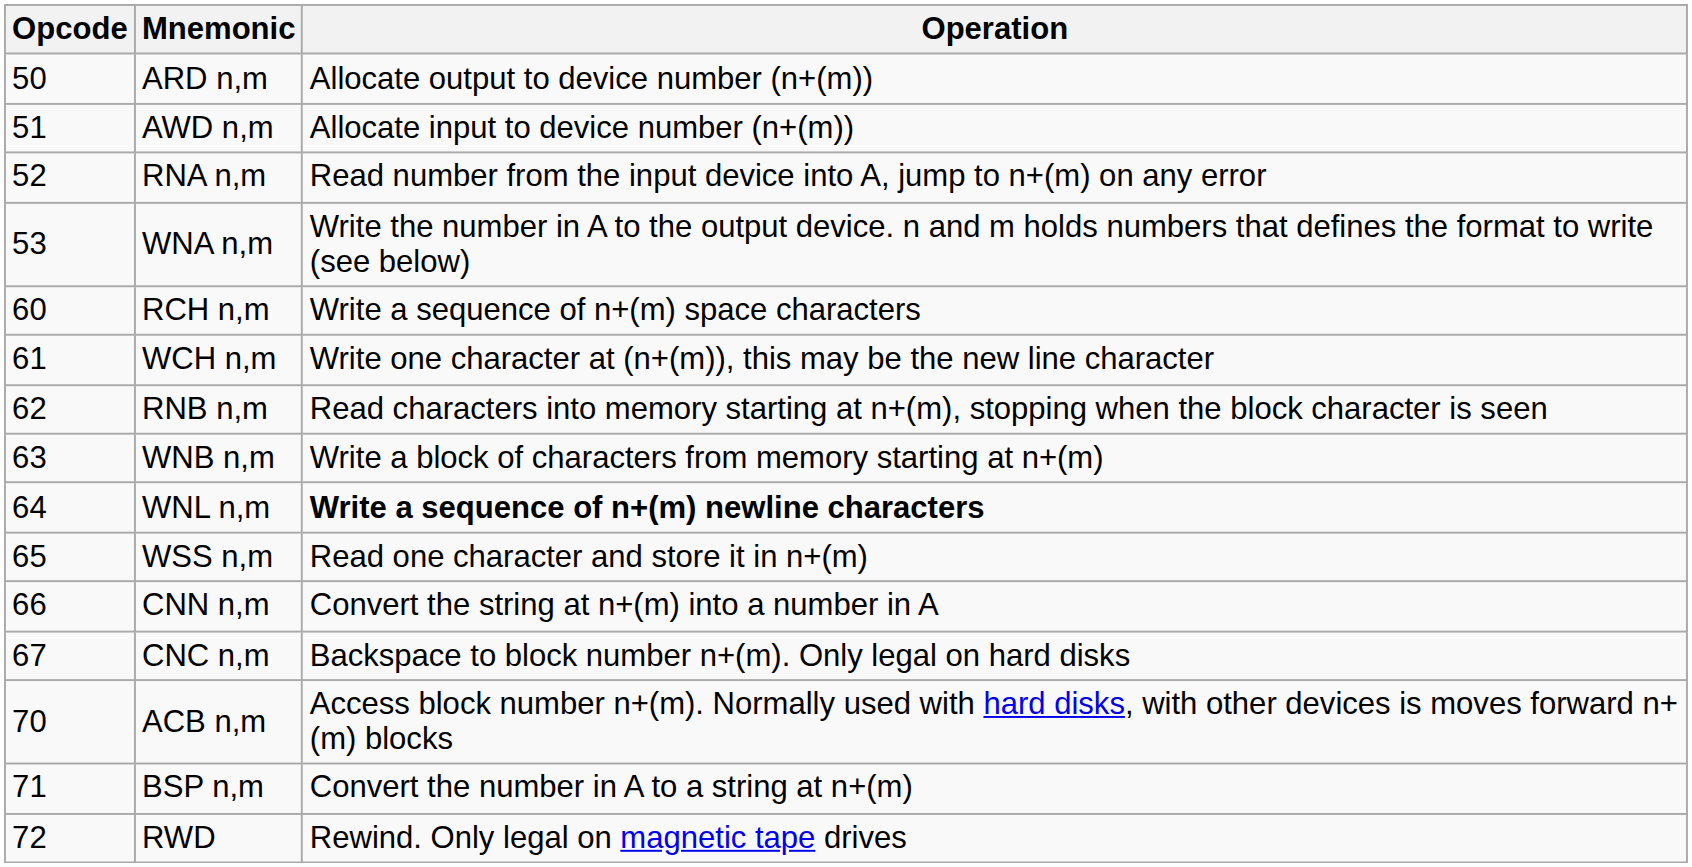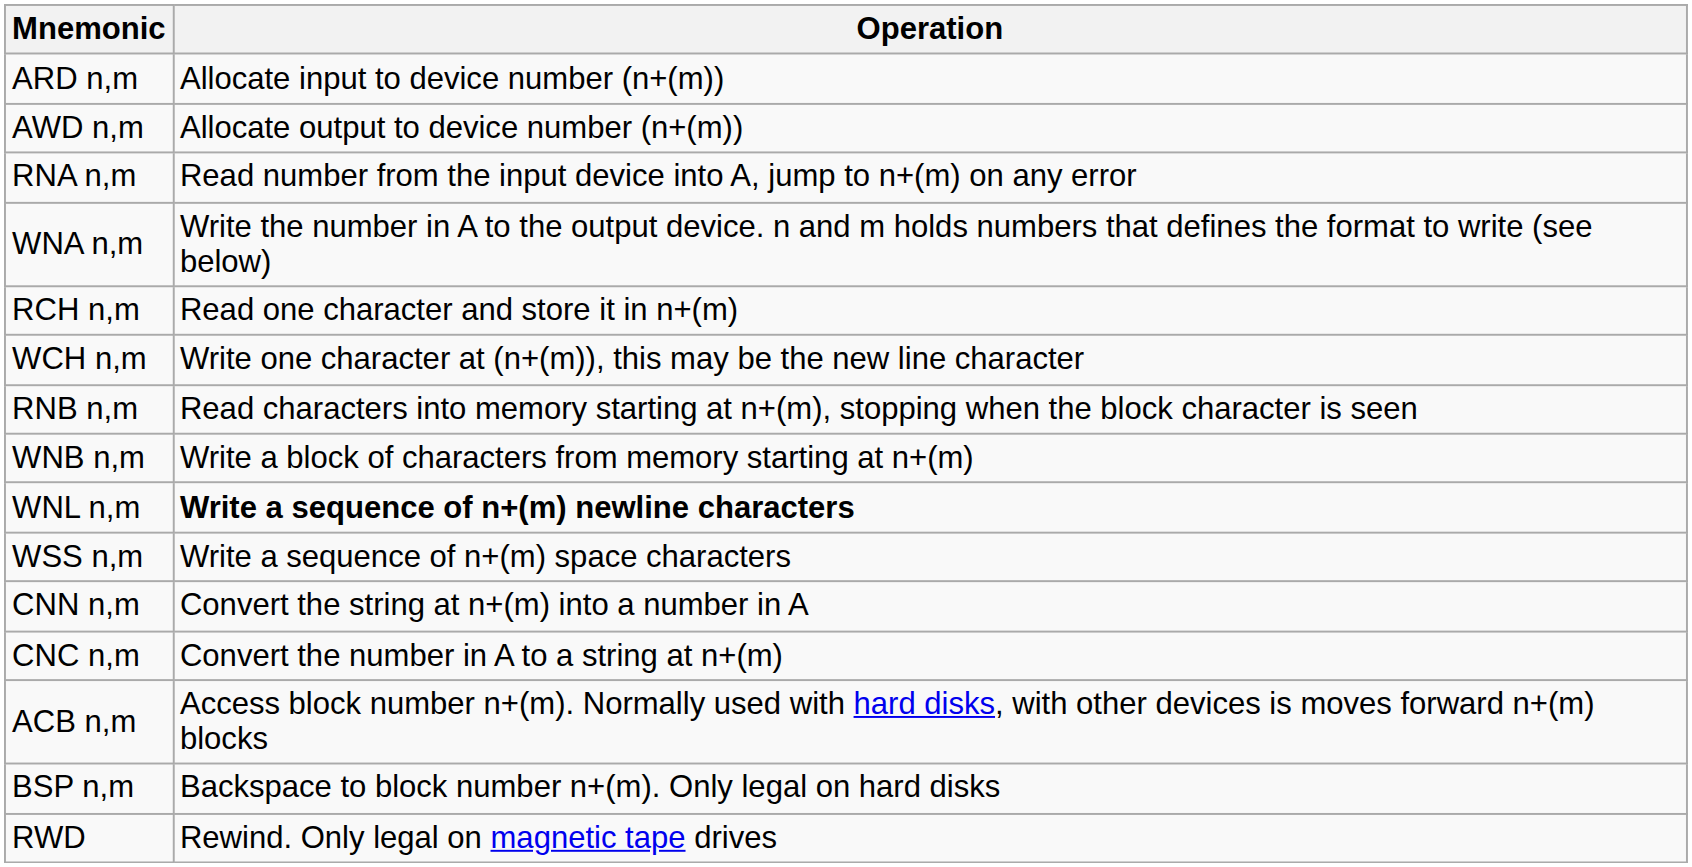- column: (70, 29)
(591, 78) Allocate output to device number (n+(m)) -> (452, 78) Allocate input to device number (n+(m))
(582, 127) Allocate input to device number (n+(m)) -> (462, 127) Allocate output to device number (n+(m))
(615, 310) Write a sequence of n+(m) space characters -> (459, 310) Read one character and store it in n+(m)
(589, 556) Read one character and store it in n+(m) -> (485, 556) Write a sequence of n+(m) space characters
(720, 654) Backspace to block number n+(m). Only legal on hard disks -> (481, 654) Convert the number in A to a string at n+(m)
(611, 788) Convert the number in A to a string at n+(m) -> (590, 788) Backspace to block number n+(m). Only legal on hard disks
